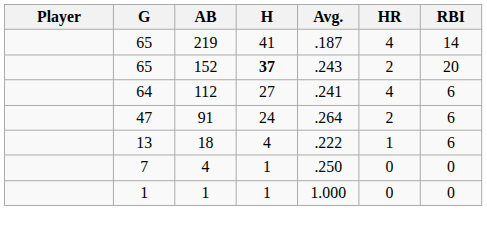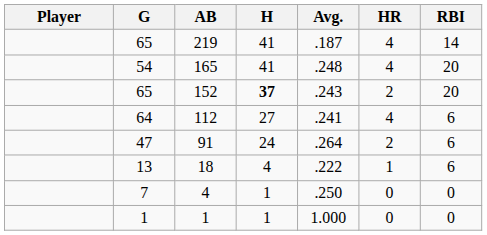+ row: (206, 67)
